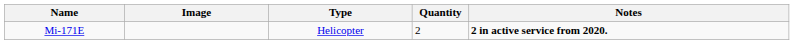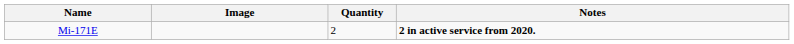- column: (340, 13)
